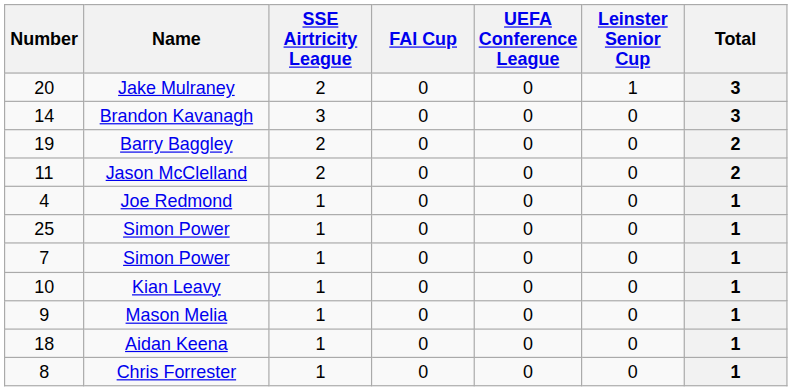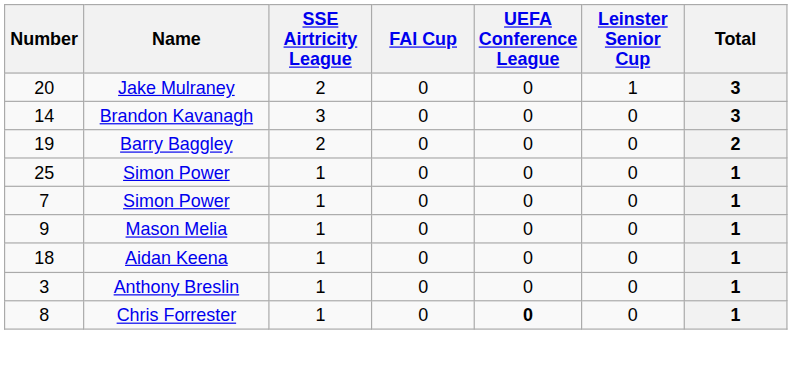- row: (44, 173)
- row: (44, 201)
- row: (44, 286)
+ row: (44, 286)
(528, 371) normal -> (528, 315) bold
